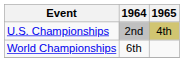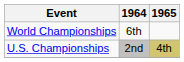rows swapped: (62, 48) <-> (58, 31)
